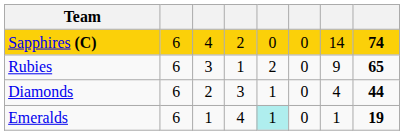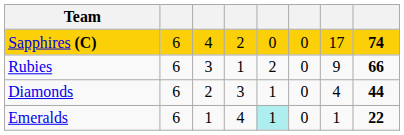(337, 42) 14 -> (337, 42) 17
(376, 67) 65 -> (376, 67) 66
(376, 117) 19 -> (376, 117) 22
